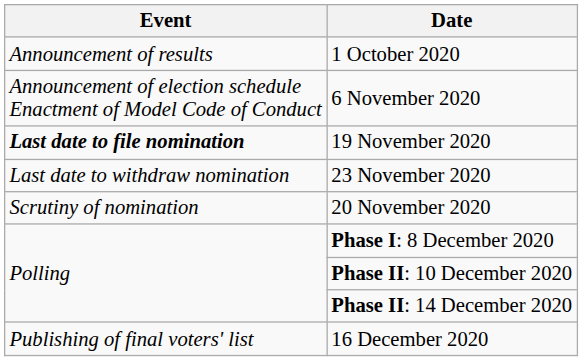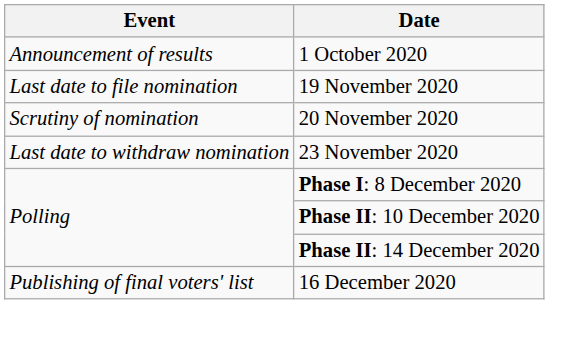- row: (406, 97)
(127, 142) bold -> (123, 86) normal
rows swapped: (411, 207) <-> (411, 175)
